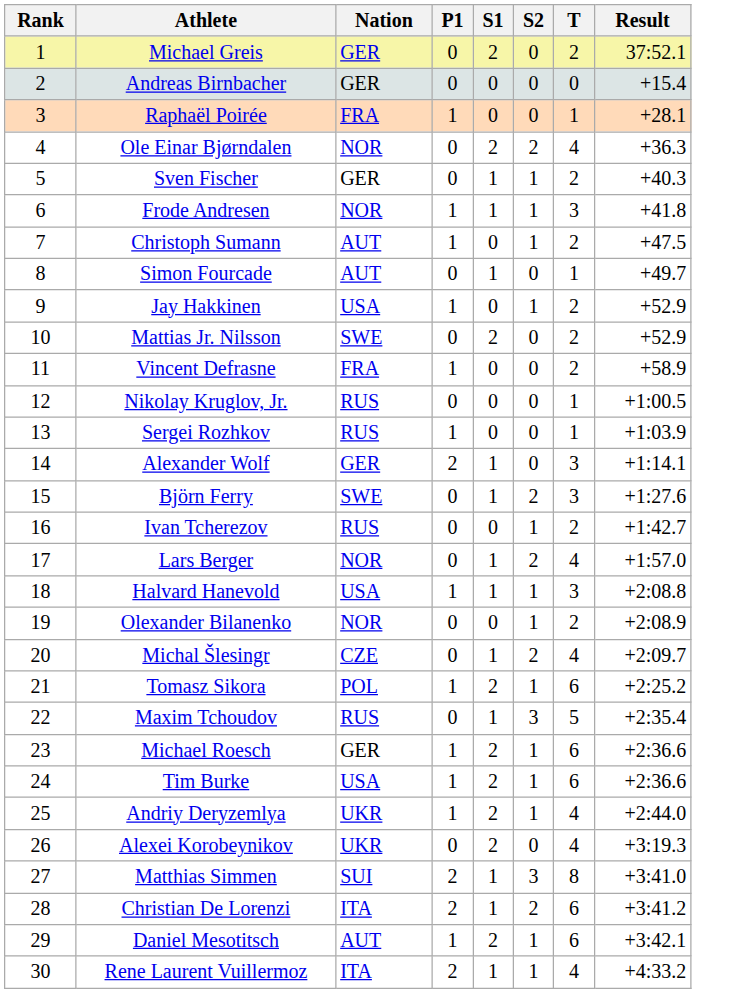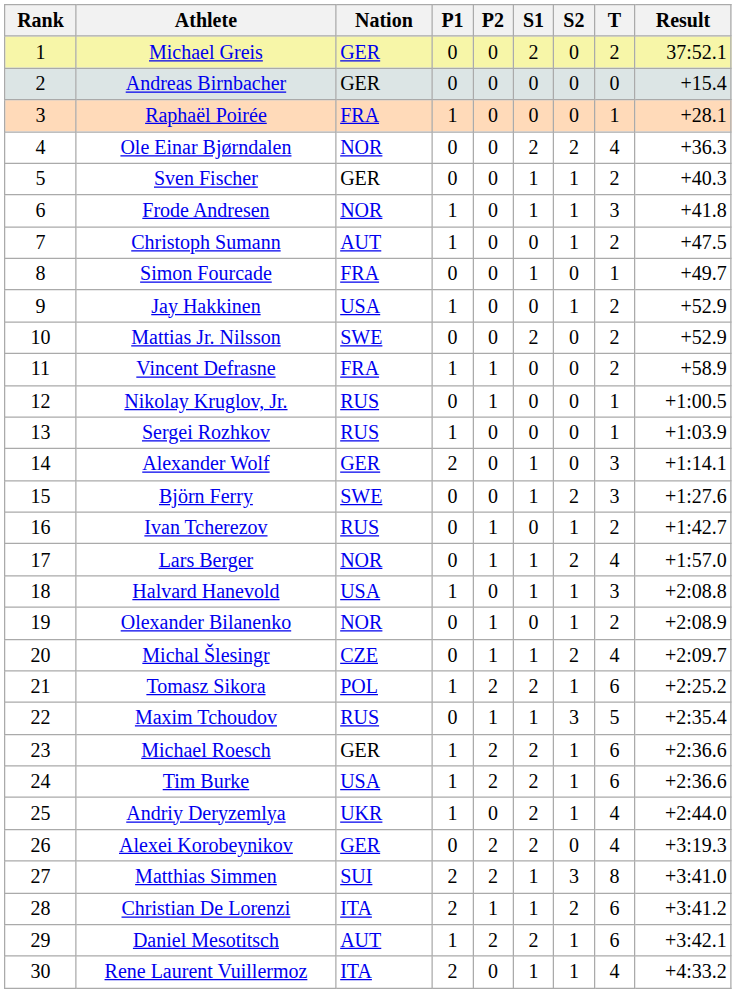+ column: (493, 20)
(361, 274) AUT -> (360, 274) FRA
(361, 845) UKR -> (360, 845) GER
